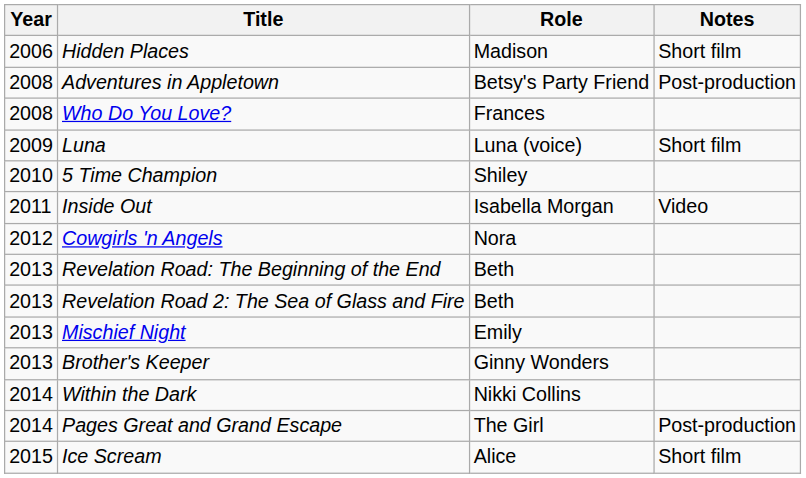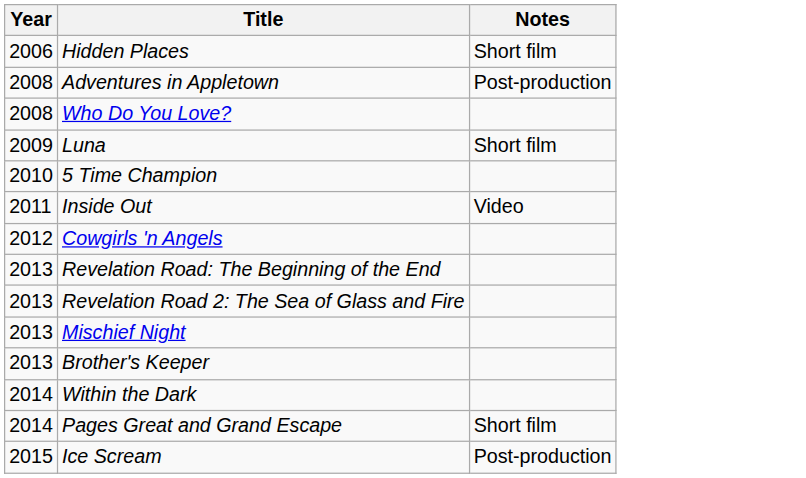- column: (561, 20)
(727, 425) Post-production -> (515, 425) Short film
(700, 457) Short film -> (543, 457) Post-production
